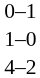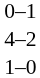rows swapped: (20, 39) <-> (20, 67)
